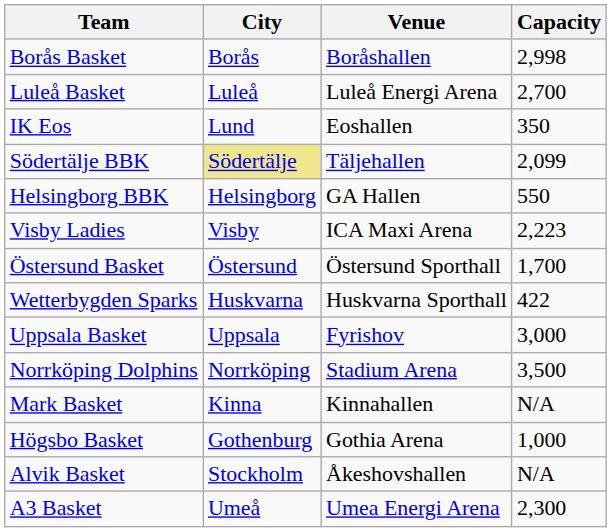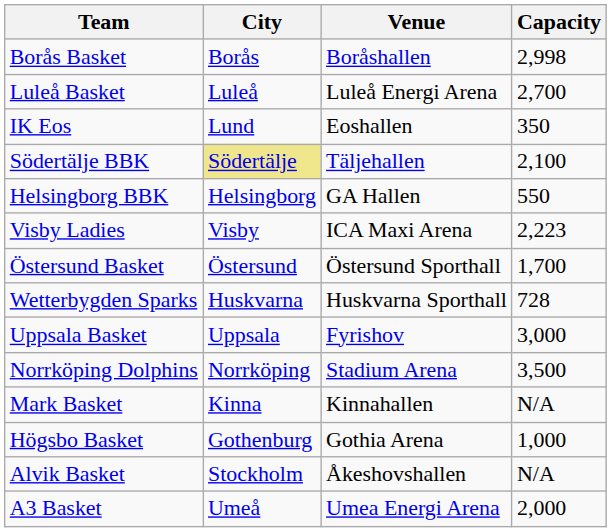(542, 160) 2,099 -> (542, 160) 2,100
(533, 299) 422 -> (533, 299) 728
(542, 508) 2,300 -> (542, 508) 2,000
